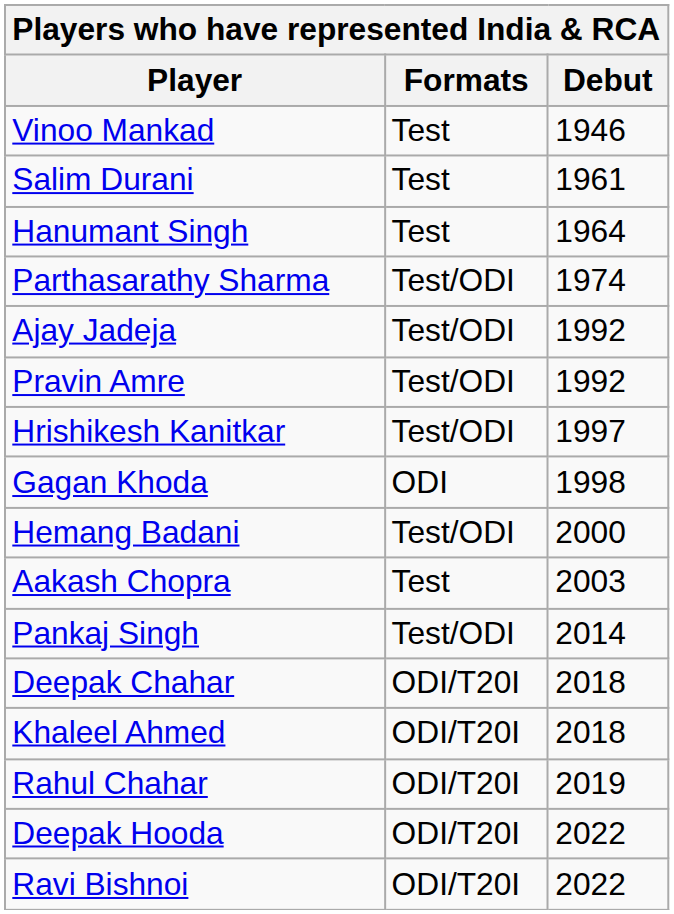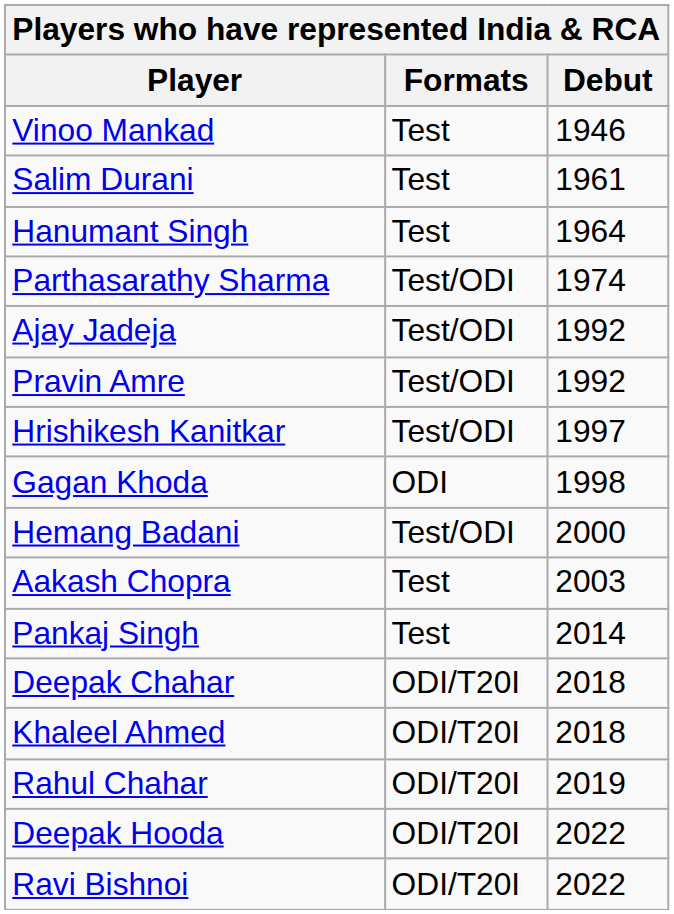(453, 632) Test/ODI -> (421, 632) Test
